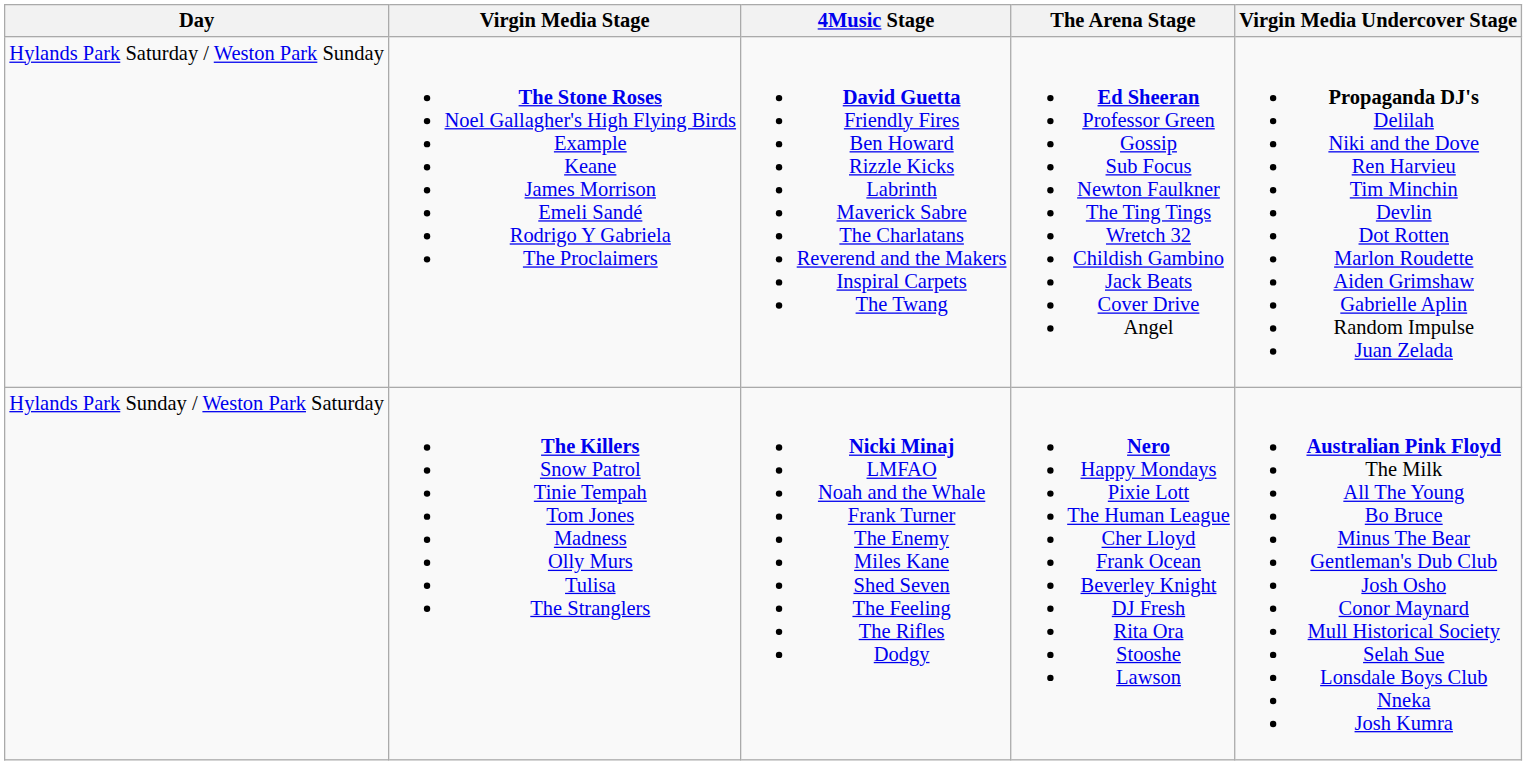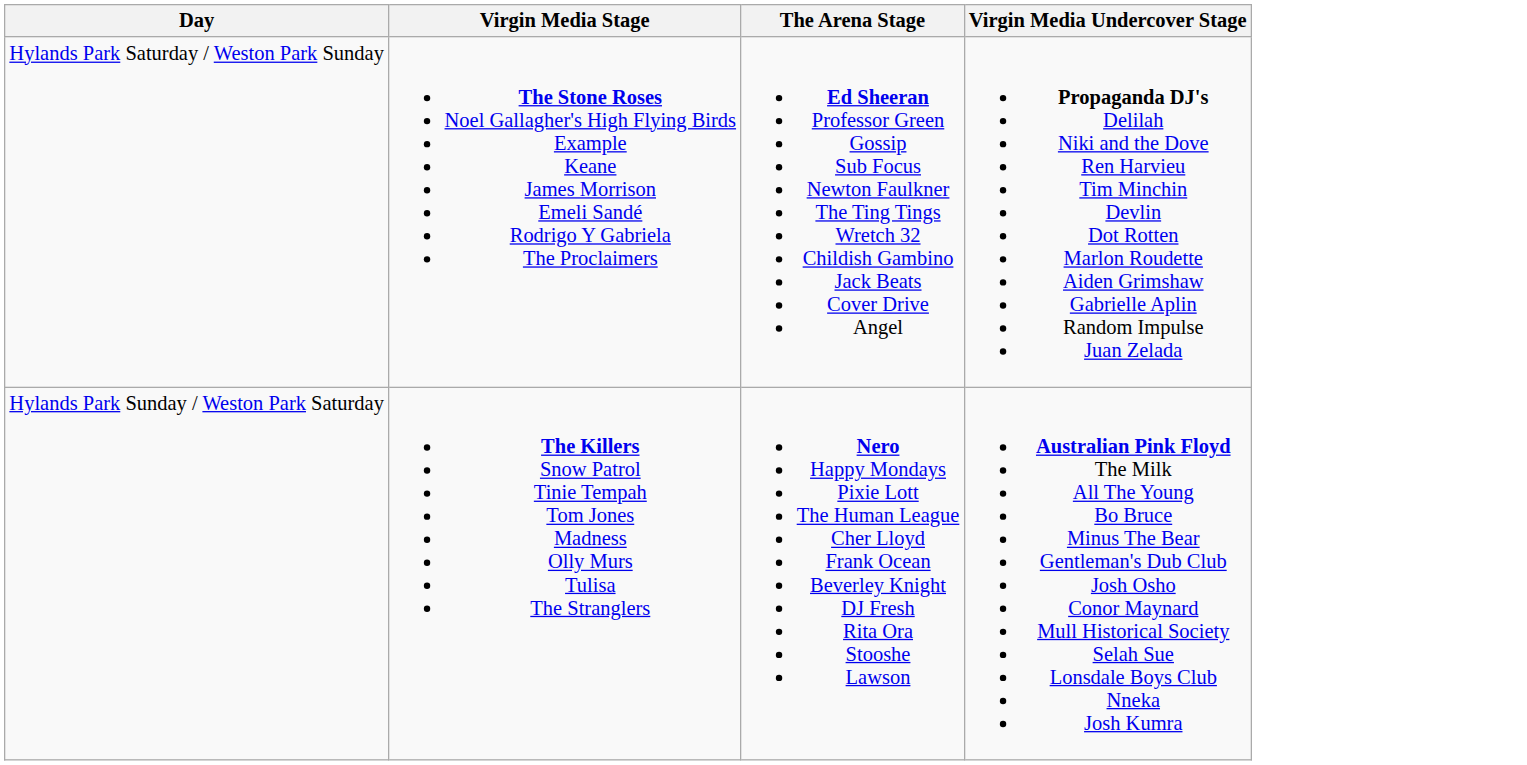- column: (876, 20)
